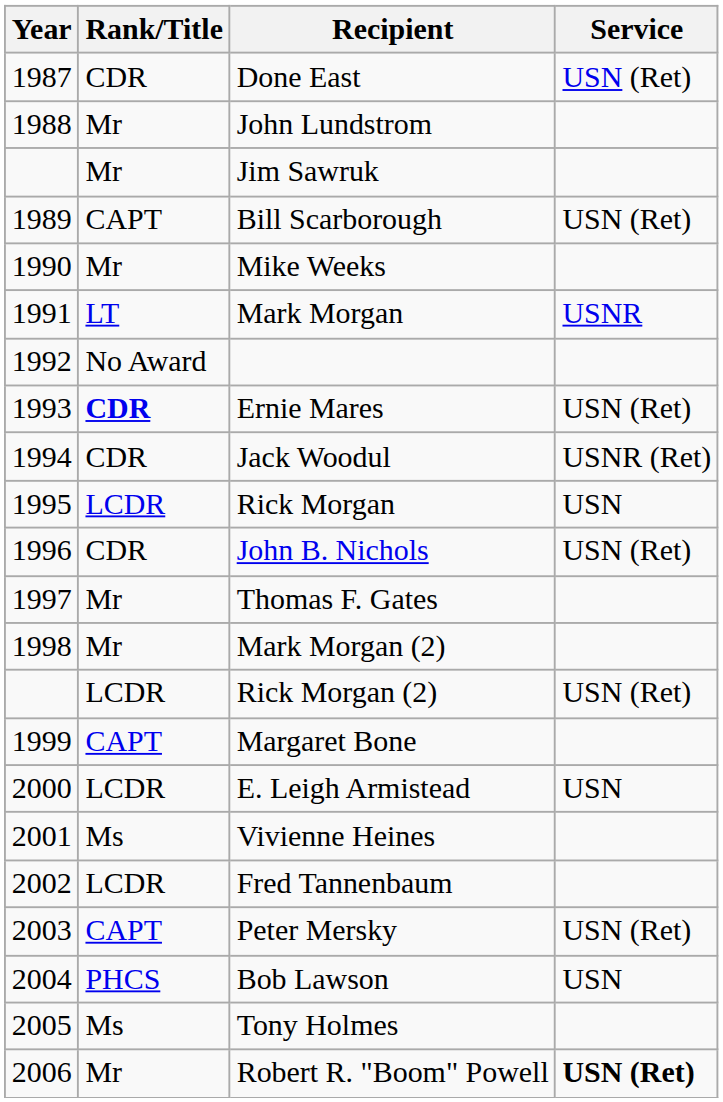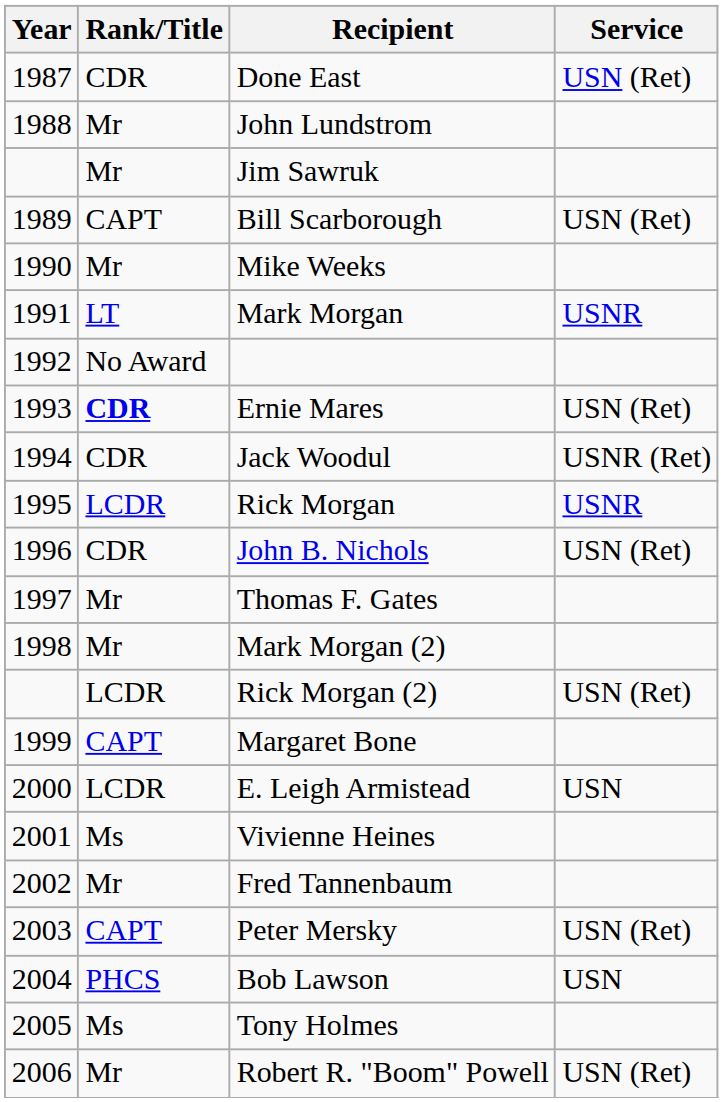(592, 503) USN -> (602, 503) USNR
(125, 883) LCDR -> (104, 883) Mr
(629, 1073) bold -> (627, 1073) normal
